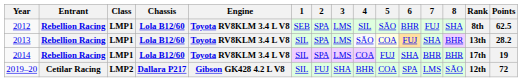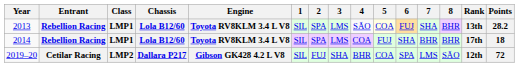- row: (22, 26)
(504, 55) 19 -> (500, 41) 18
